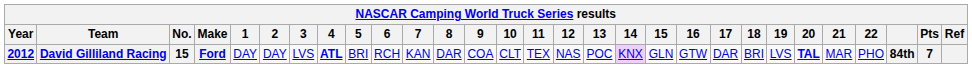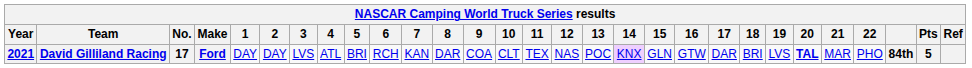(21, 54) 2012 -> (21, 54) 2021
(182, 54) 15 -> (182, 54) 17
(331, 54) bold -> (331, 54) normal
(930, 54) 7 -> (928, 54) 5
